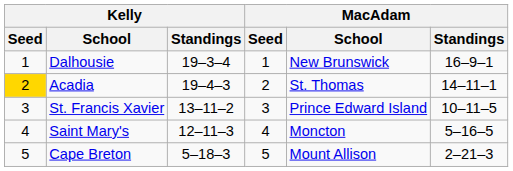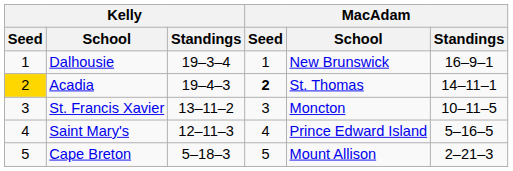(265, 85) normal -> (265, 85) bold
(358, 108) Prince Edward Island -> (317, 108) Moncton
(317, 131) Moncton -> (358, 131) Prince Edward Island
